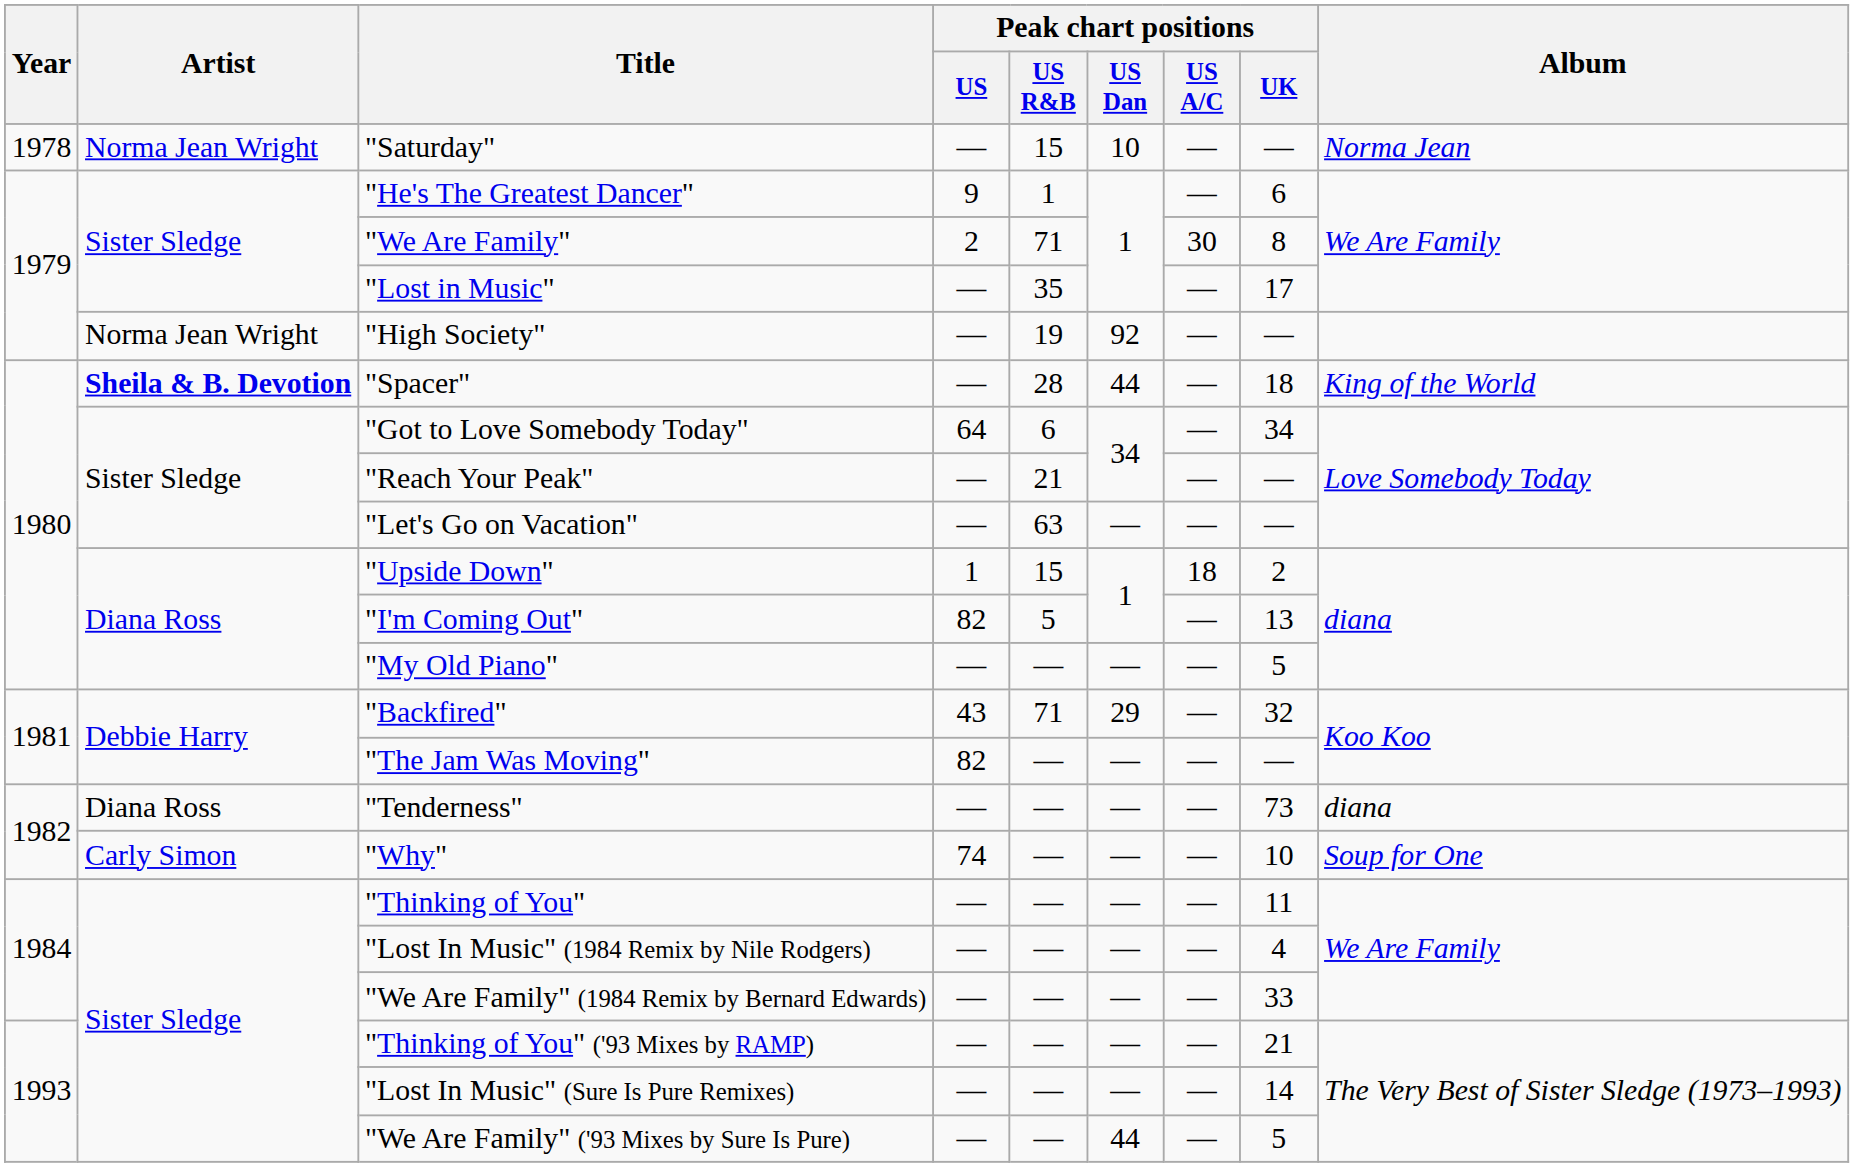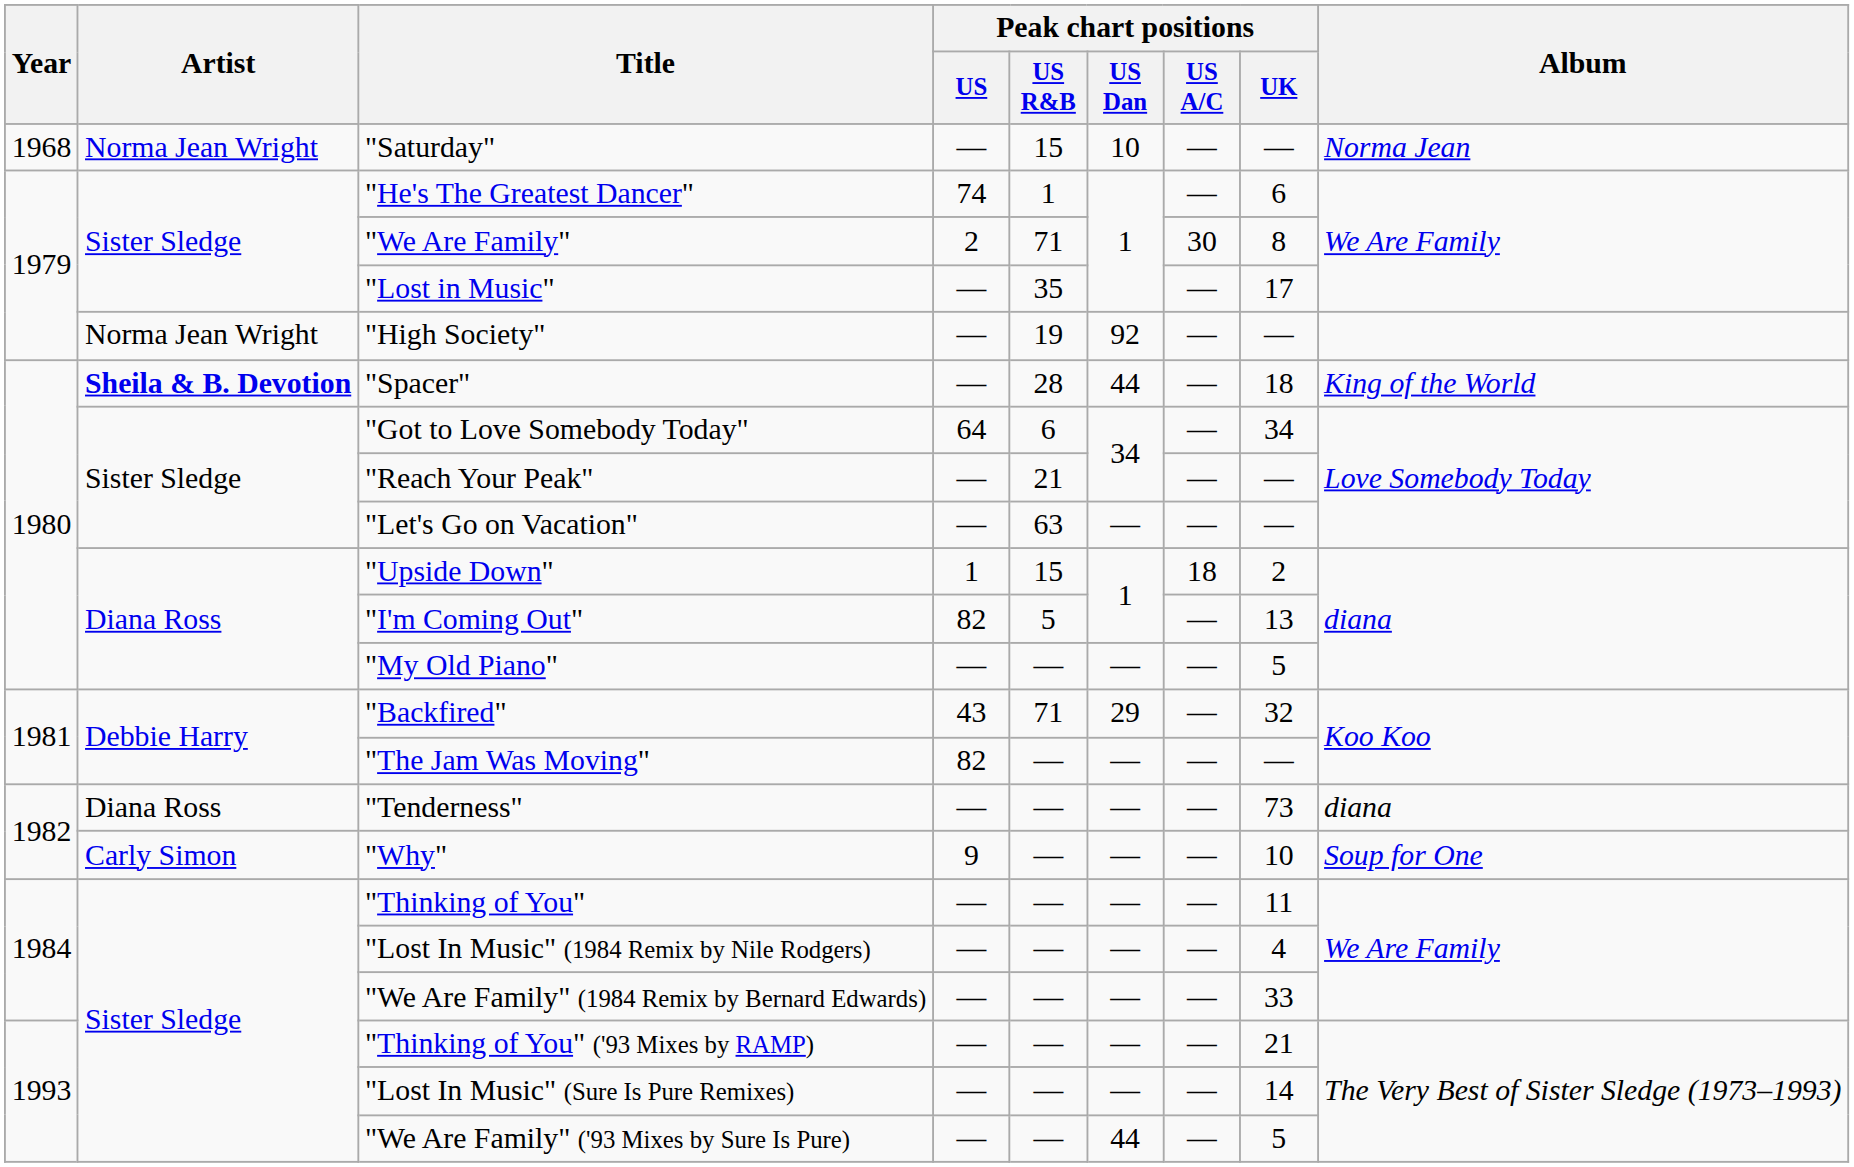(42, 146) 1978 -> (42, 146) 1968
(971, 193) 9 -> (971, 193) 74
(971, 854) 74 -> (971, 854) 9
